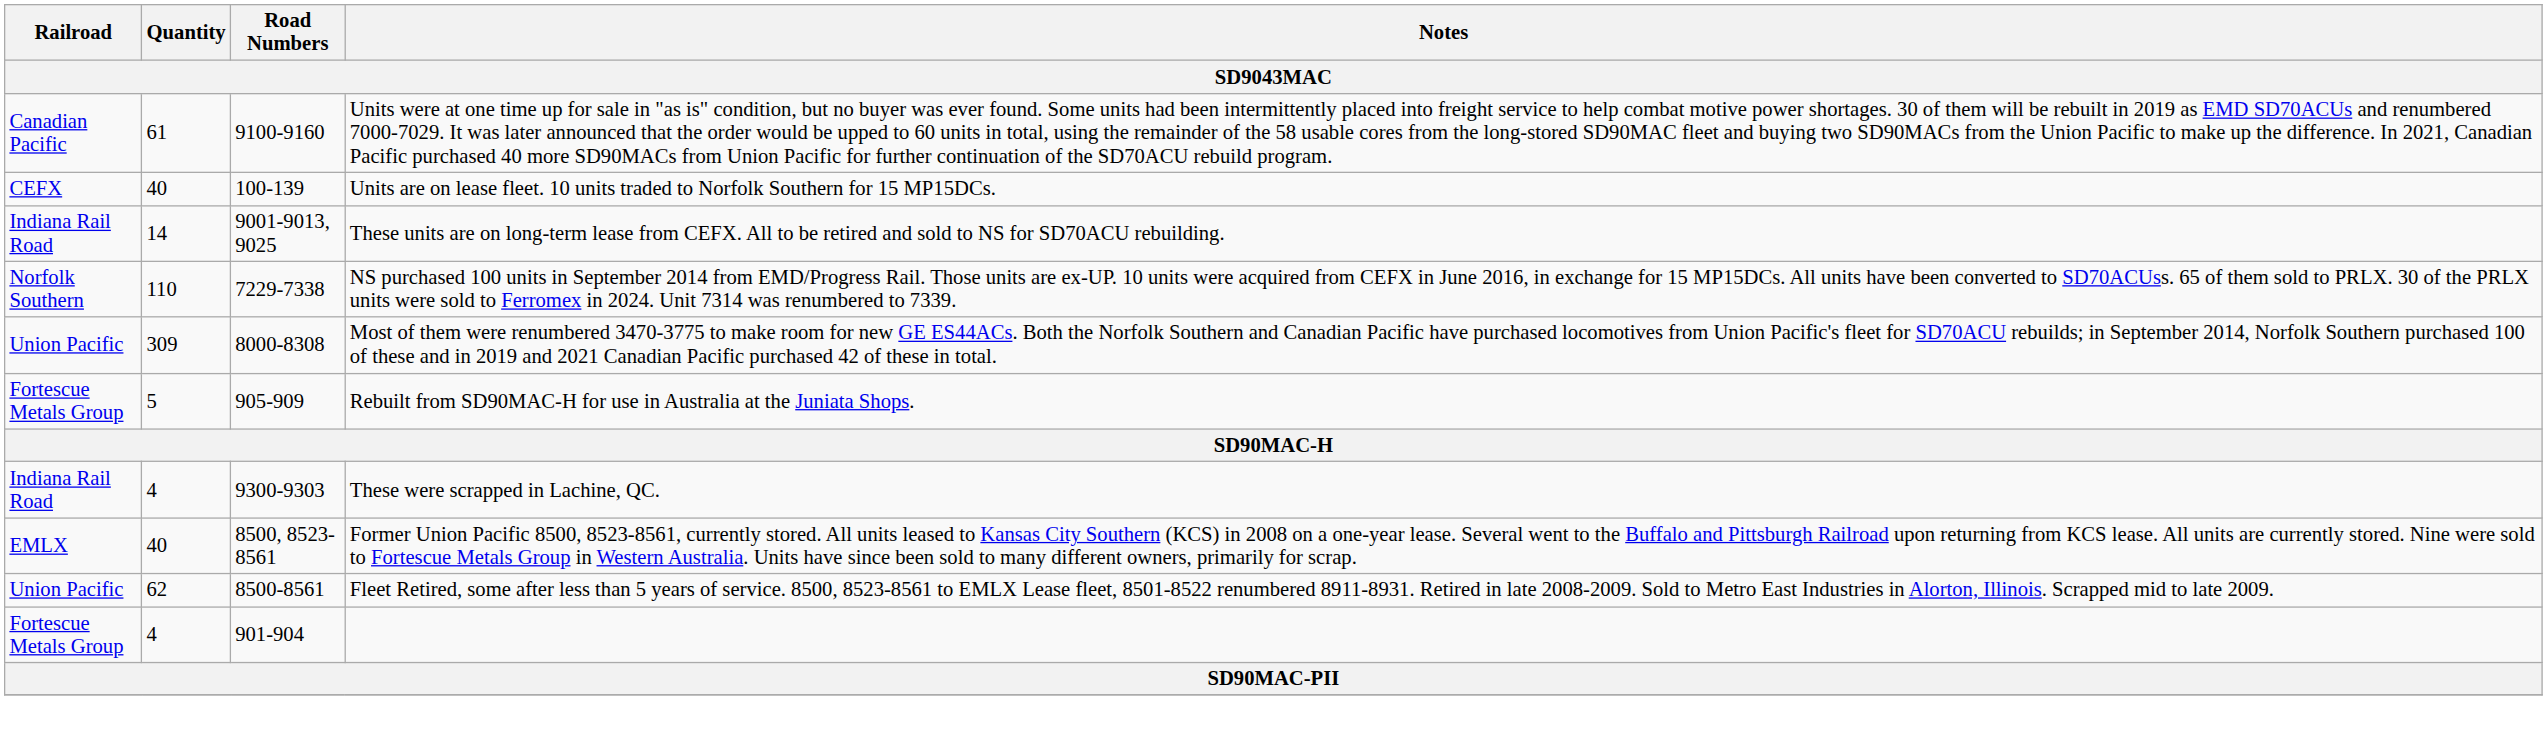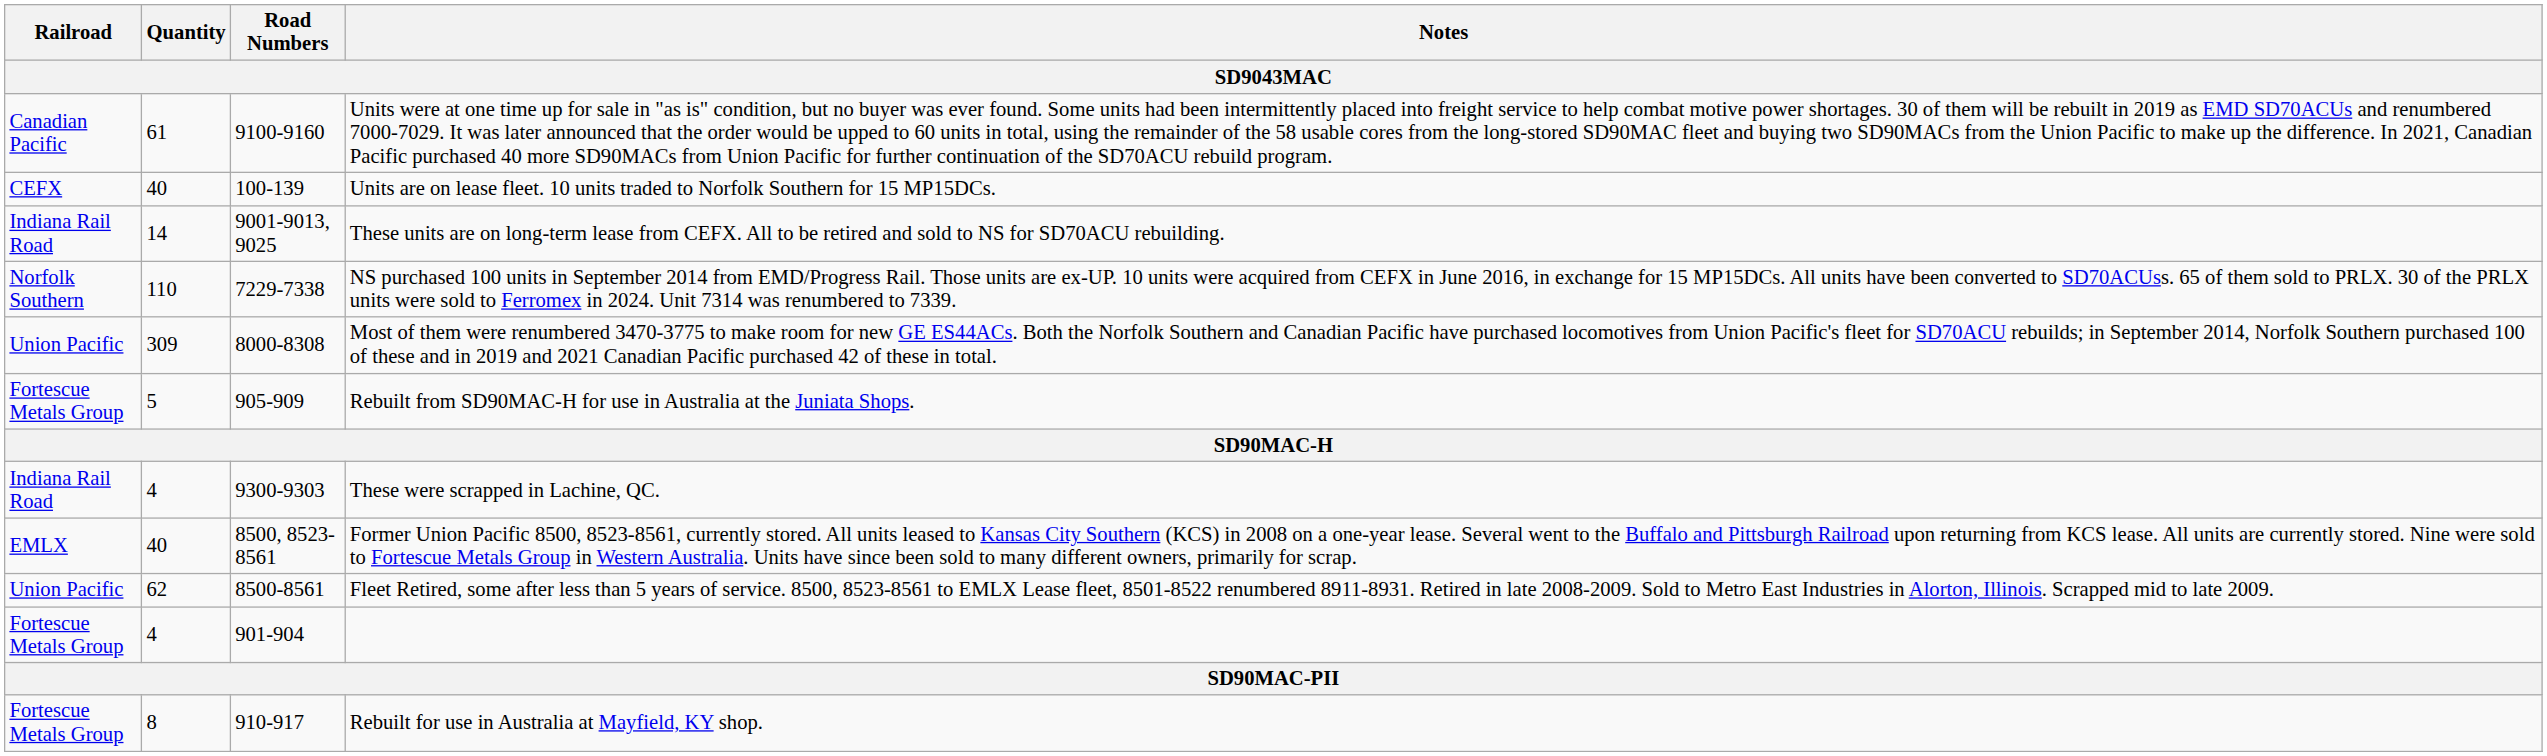+ row: (270, 722)
